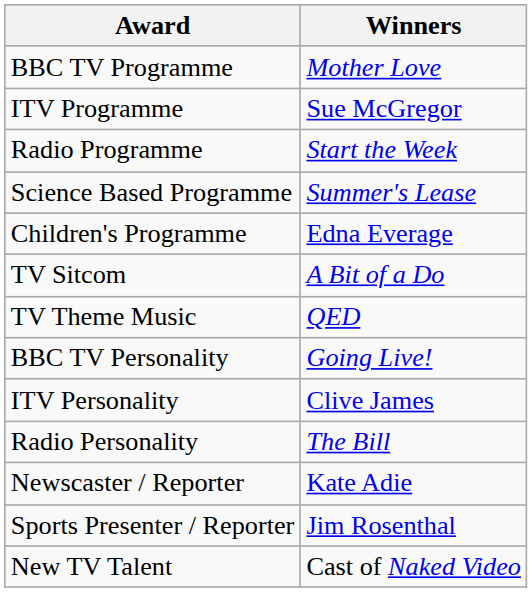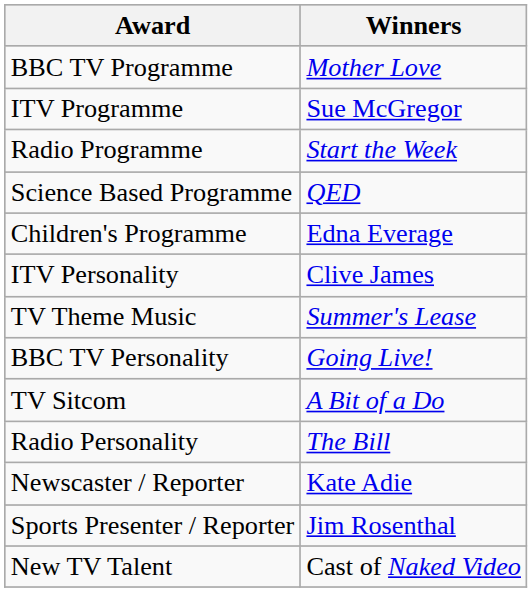(391, 191) Summer's Lease -> (333, 191) QED
rows swapped: (69, 274) <-> (95, 399)
(333, 316) QED -> (391, 316) Summer's Lease
